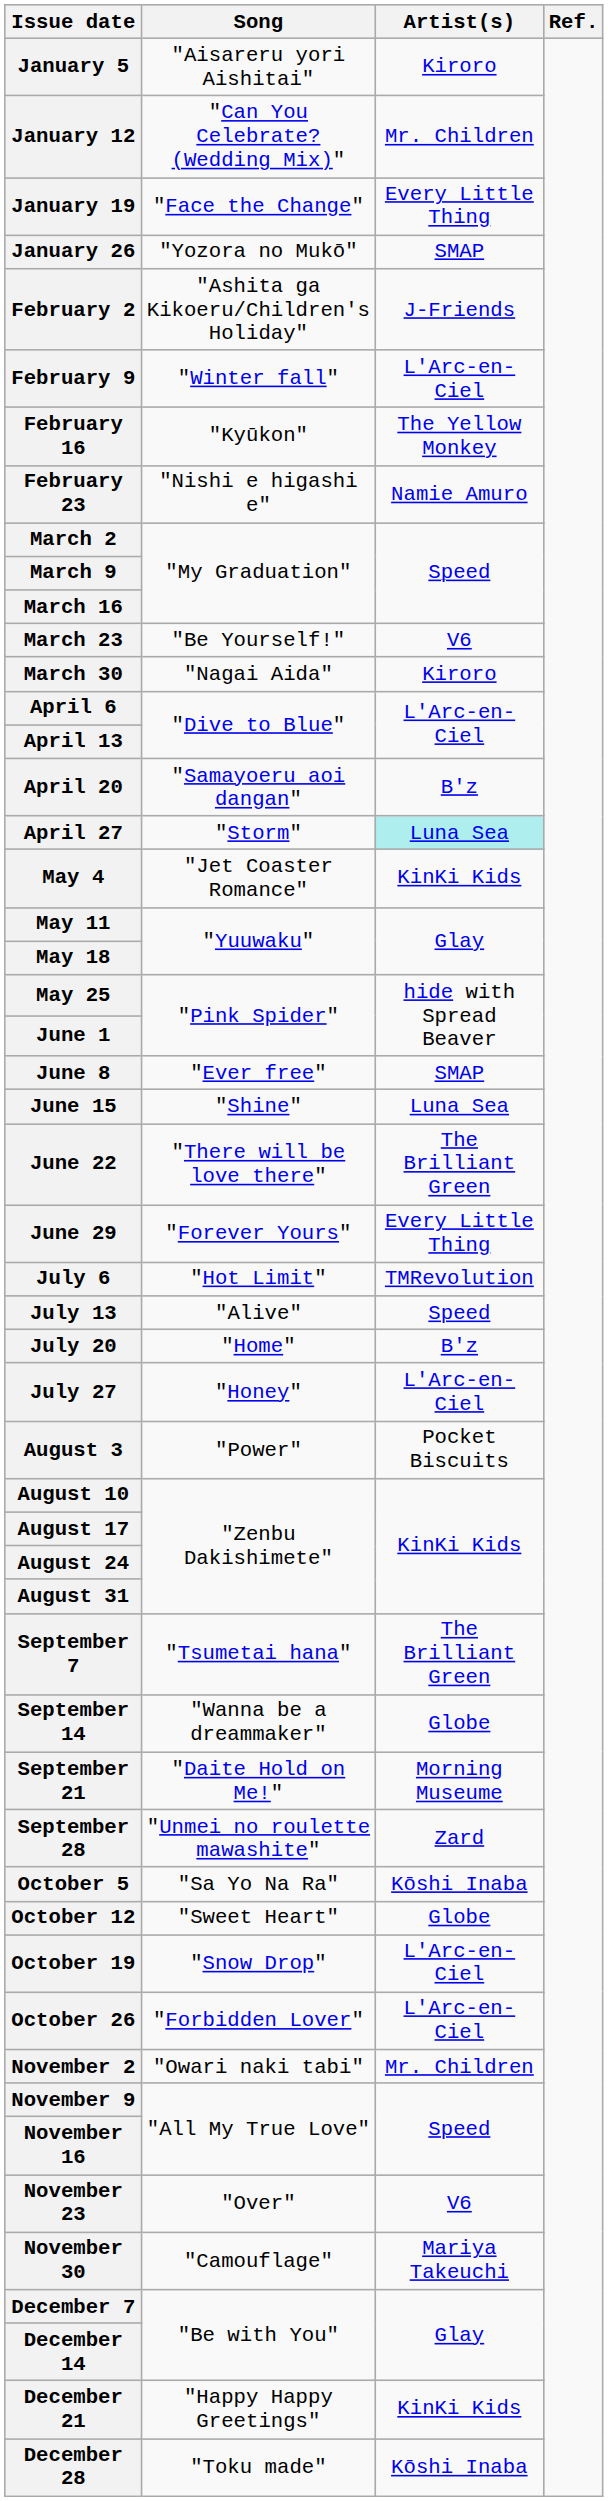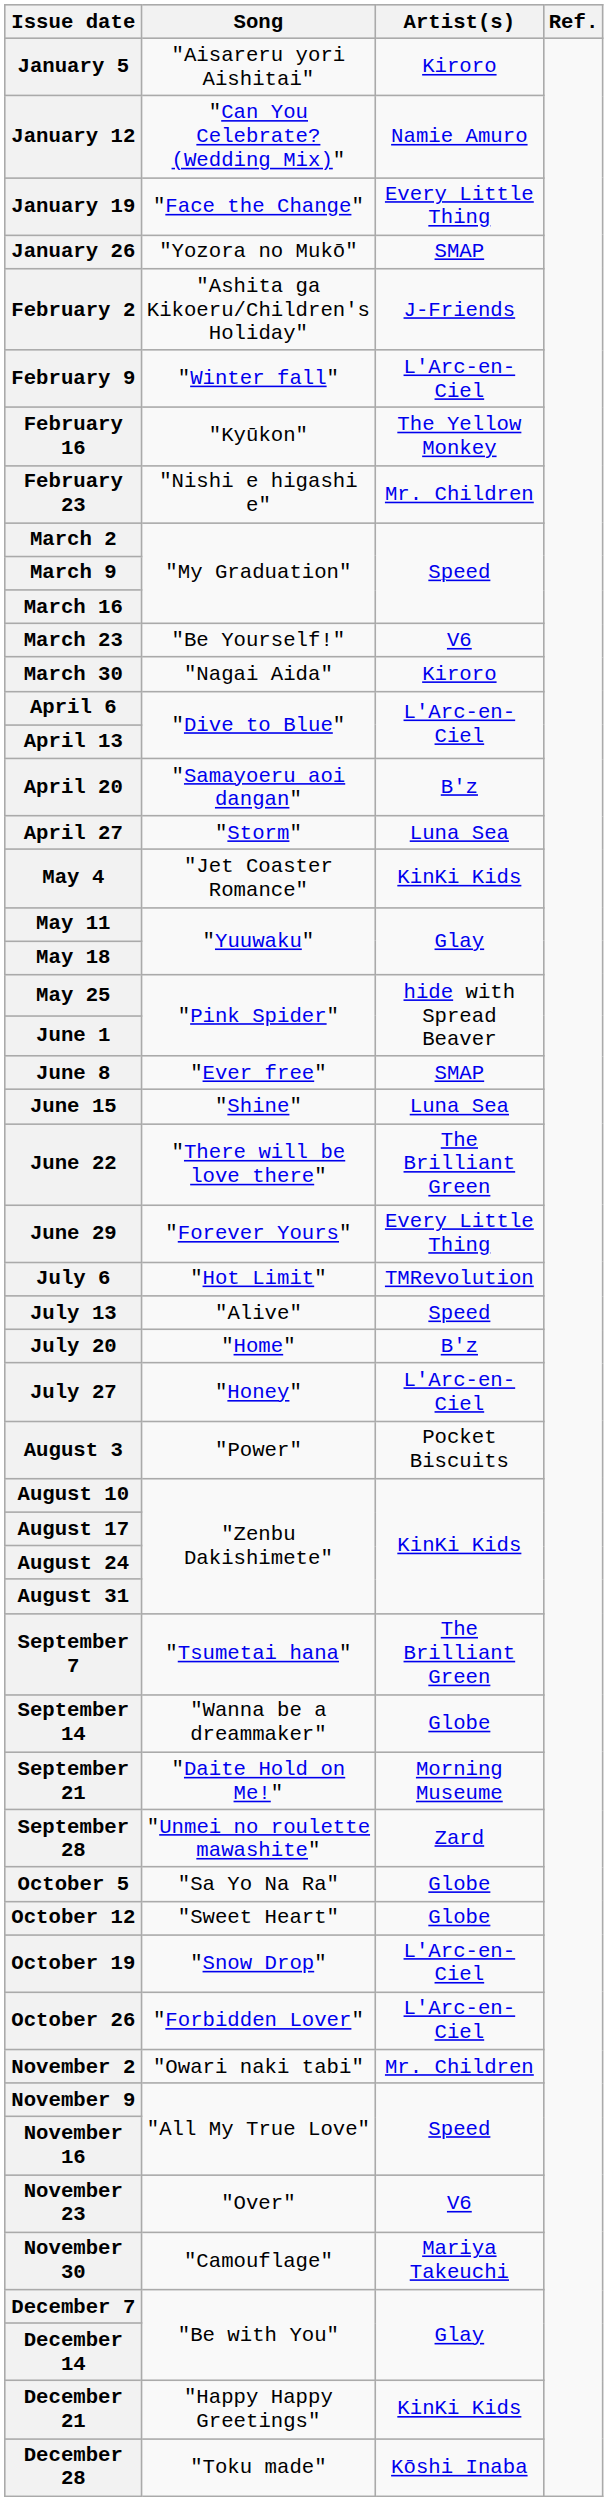(459, 137) Mr. Children -> (459, 137) Namie Amuro
(459, 494) Namie Amuro -> (459, 494) Mr. Children
(459, 833) paleturquoise background -> (459, 833) no background
(459, 1884) Kōshi Inaba -> (459, 1884) Globe
